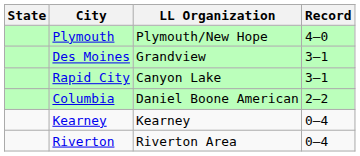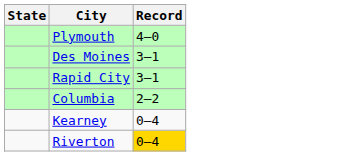- column: (217, 15)
(317, 141) no background -> (148, 141) gold background
